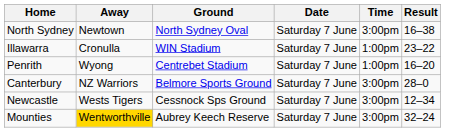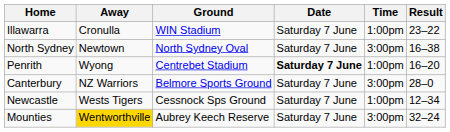rows swapped: (40, 30) <-> (28, 48)
(317, 65) normal -> (319, 65) bold
(381, 100) 3:00pm -> (385, 100) 1:00pm
